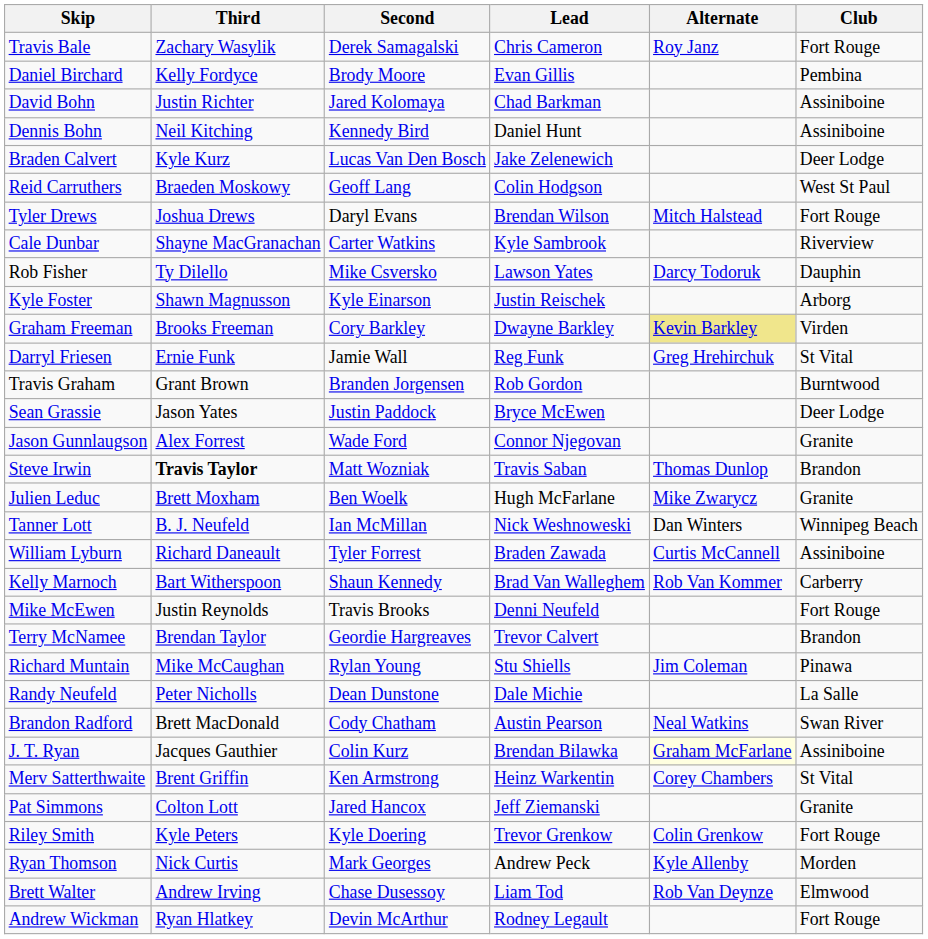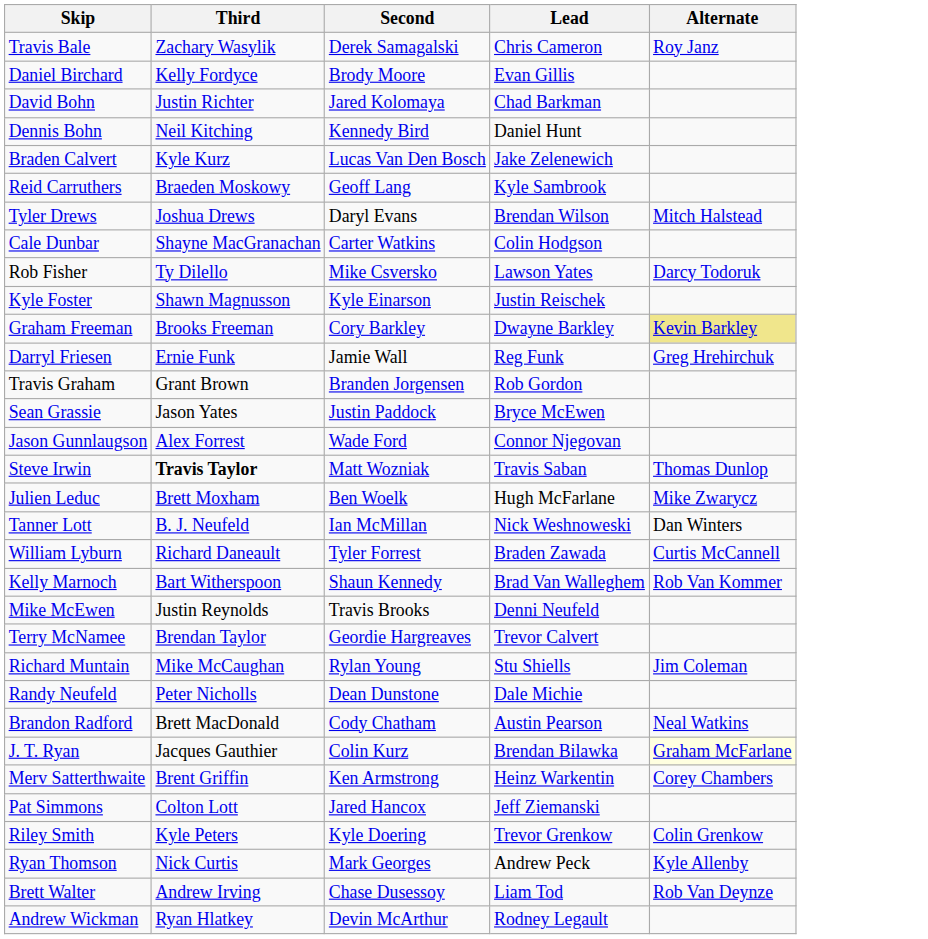- column: (859, 18)
(548, 187) Colin Hodgson -> (550, 187) Kyle Sambrook
(550, 243) Kyle Sambrook -> (548, 243) Colin Hodgson
